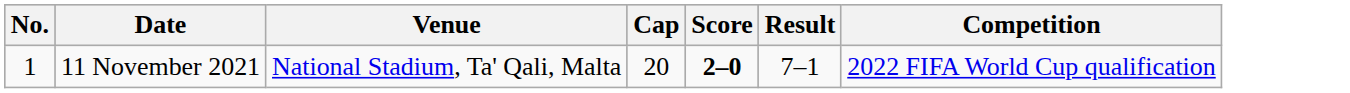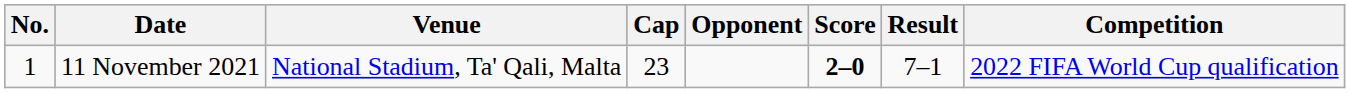+ column: (747, 25)
(656, 66) 20 -> (656, 66) 23
